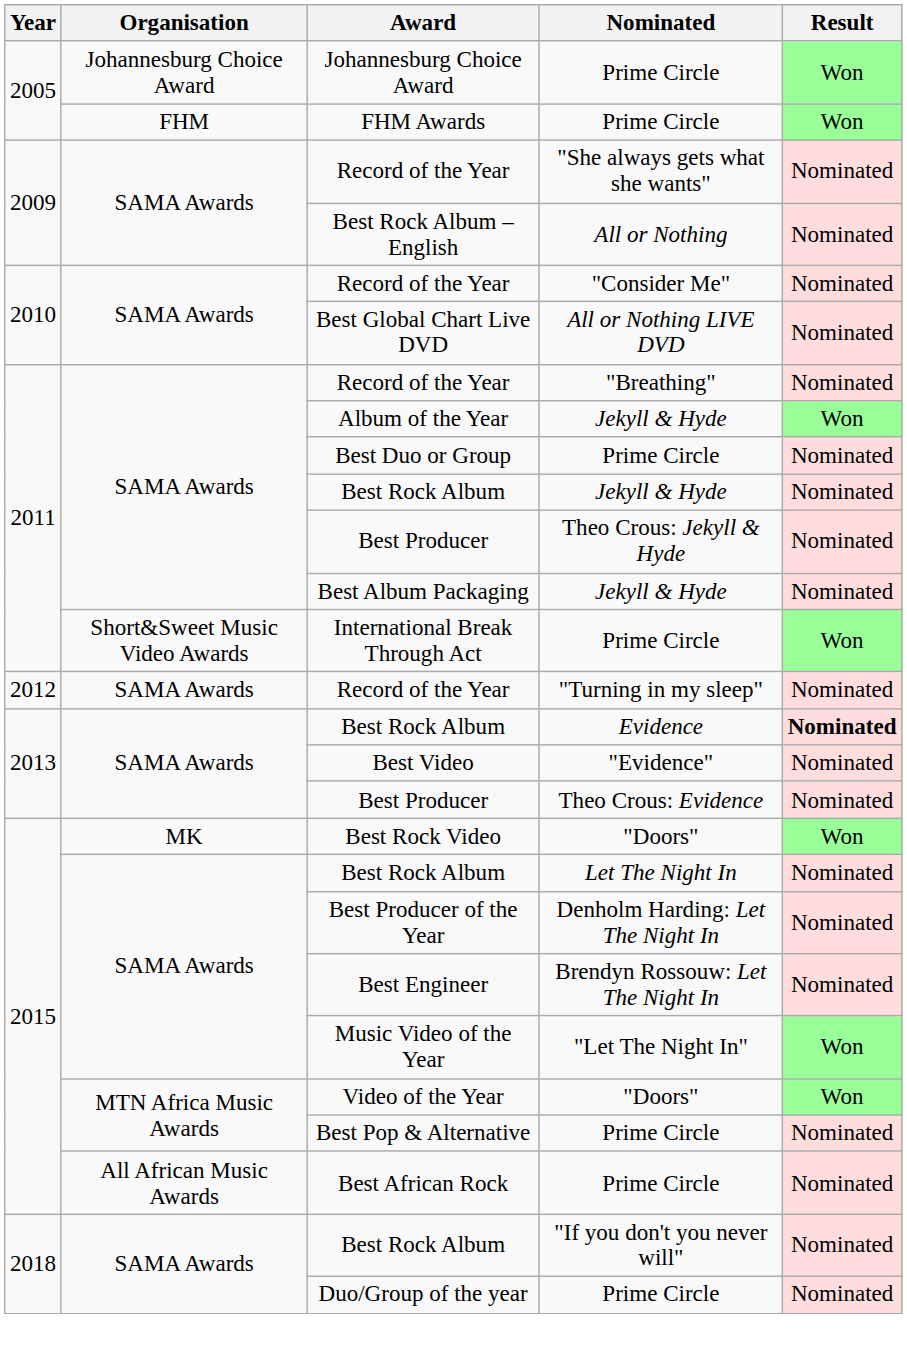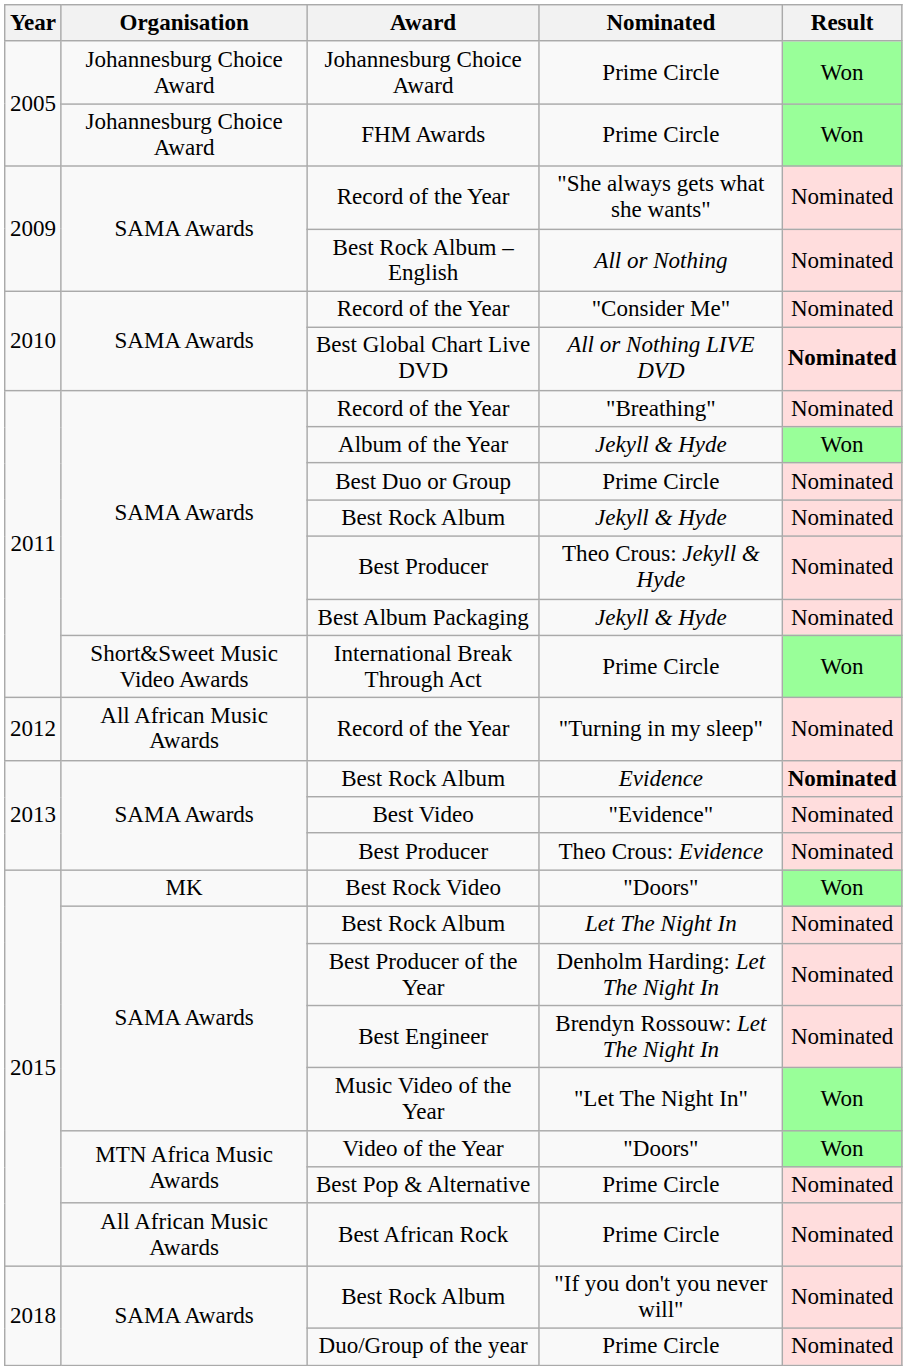(184, 121) FHM -> (184, 134) Johannesburg Choice Award
(842, 332) normal -> (842, 358) bold
(184, 689) SAMA Awards -> (184, 728) All African Music Awards
